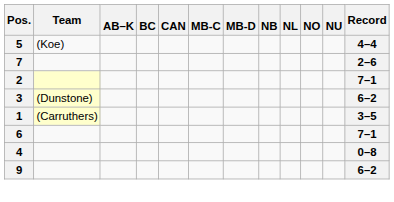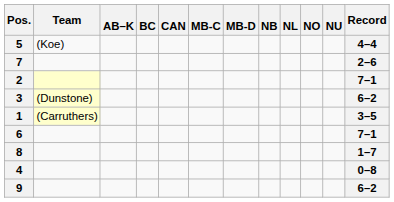+ row: (19, 152)
